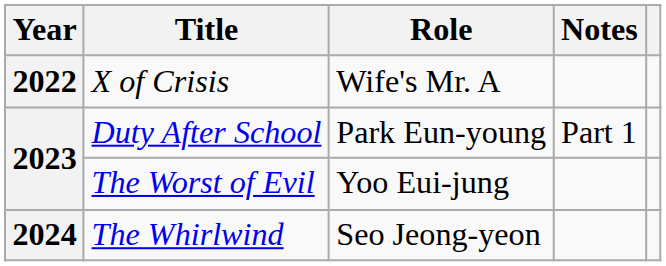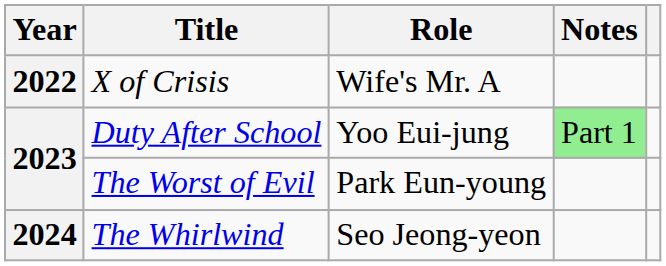(441, 132) Park Eun-young -> (423, 132) Yoo Eui-jung
(599, 132) no background -> (599, 132) lightgreen background
(423, 183) Yoo Eui-jung -> (441, 183) Park Eun-young
